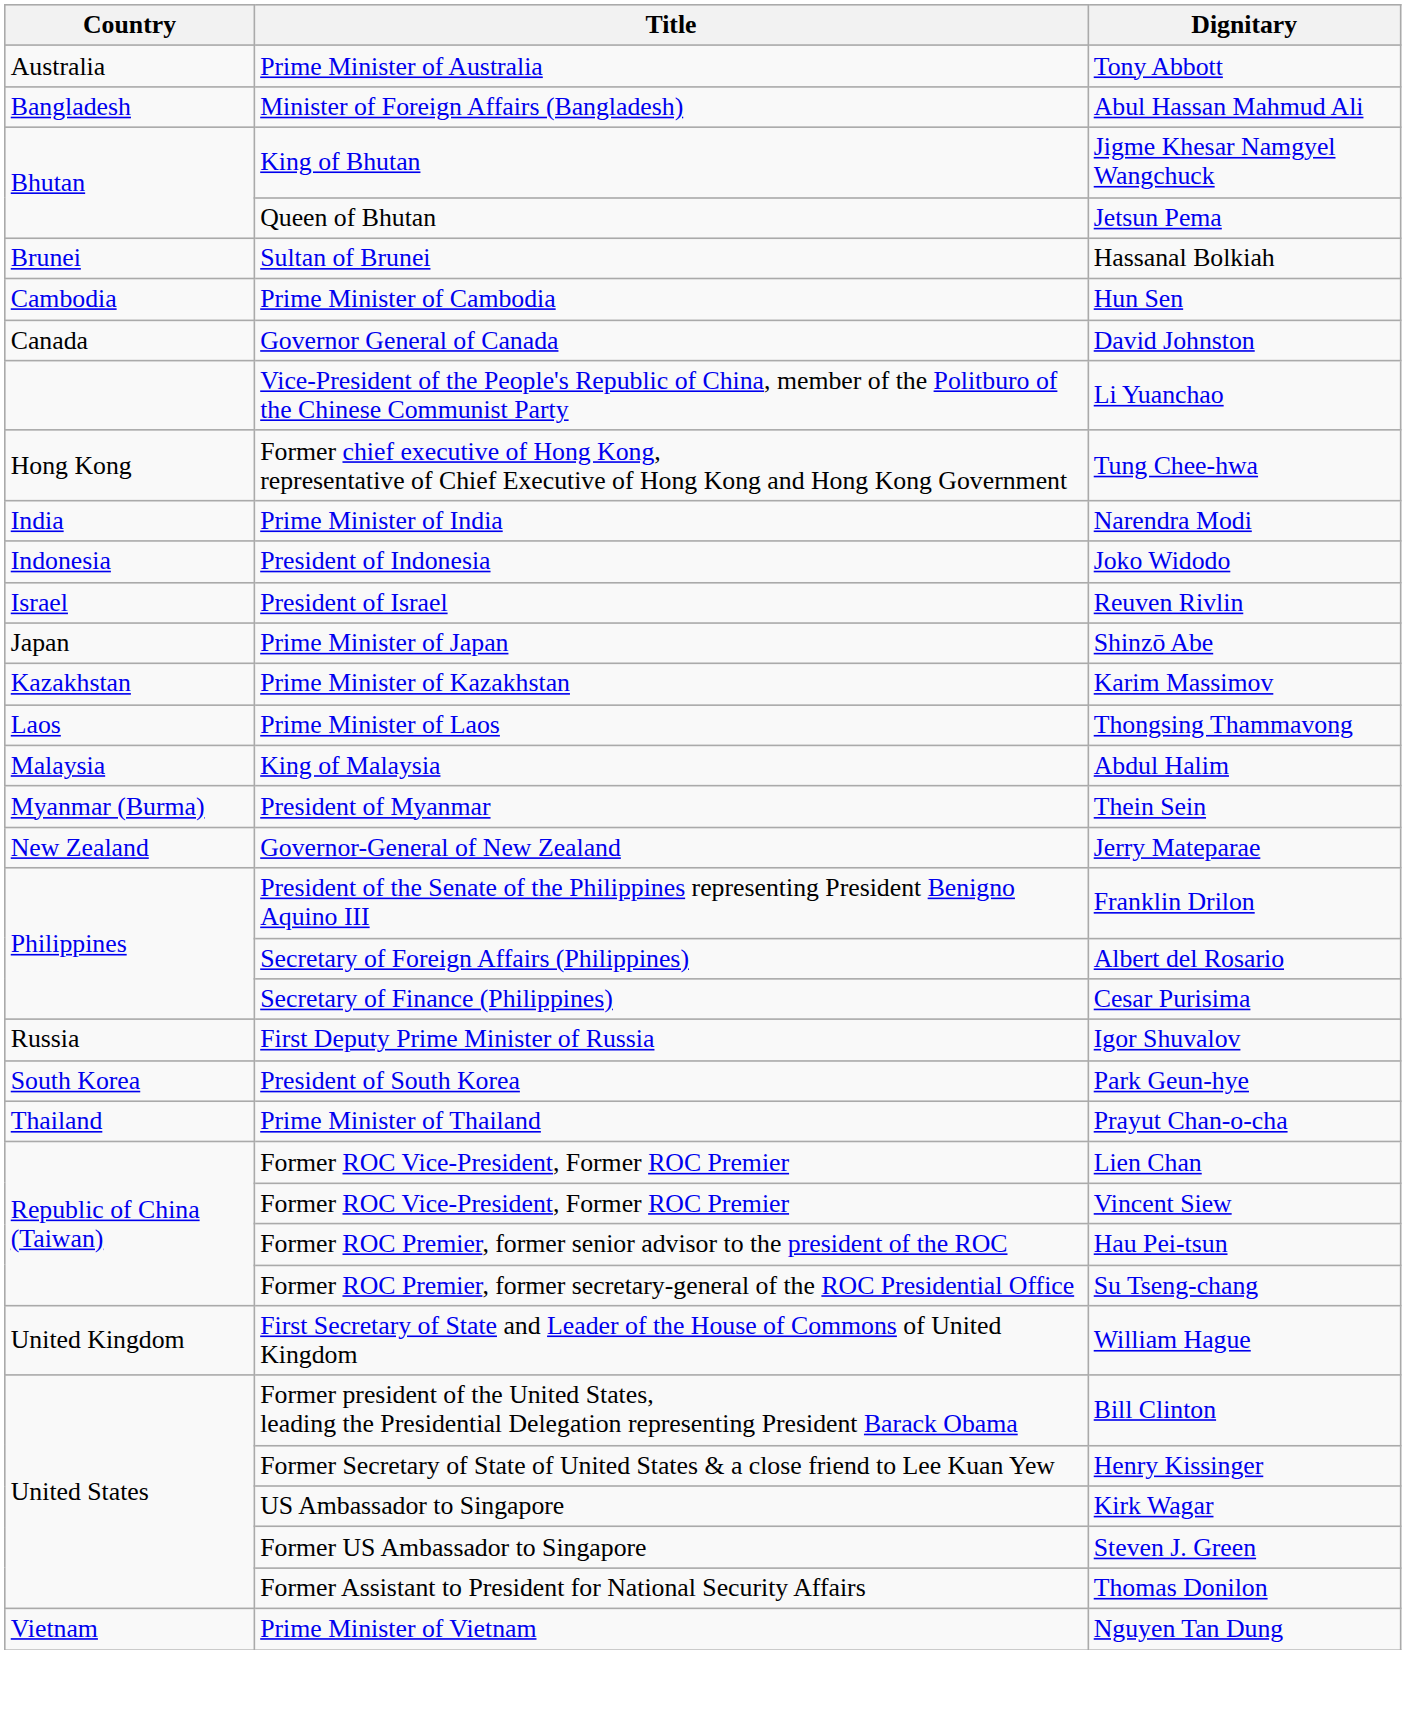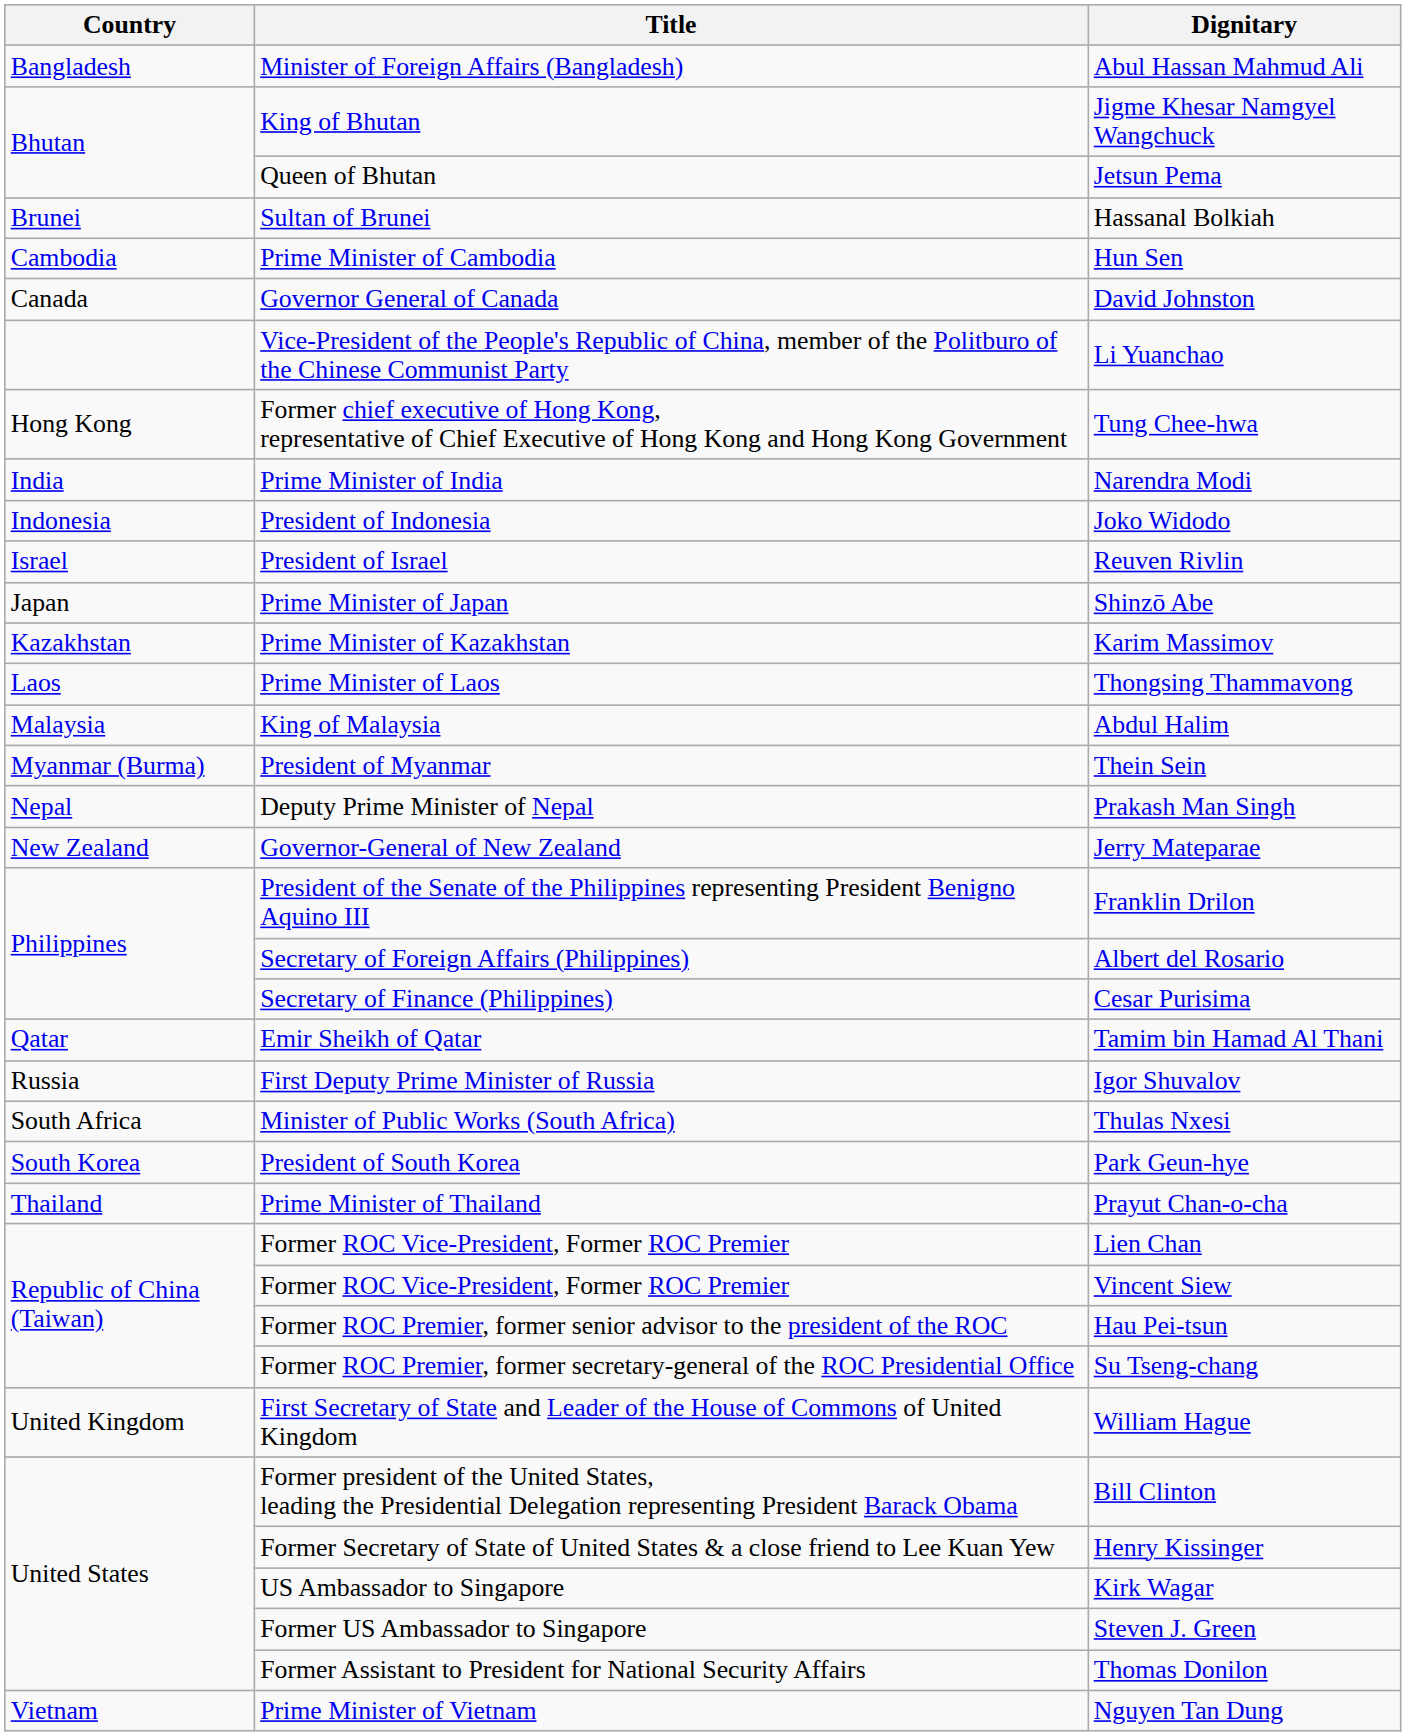- row: (1158, 65)
+ row: (1195, 806)
+ row: (1239, 1039)
+ row: (1162, 1121)
